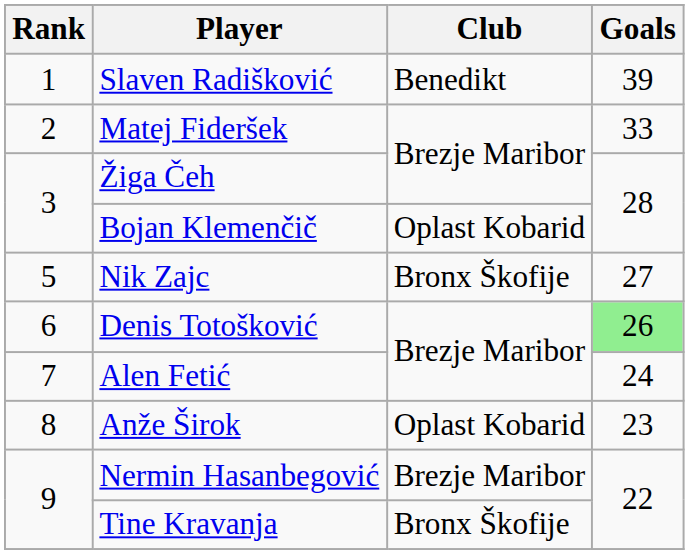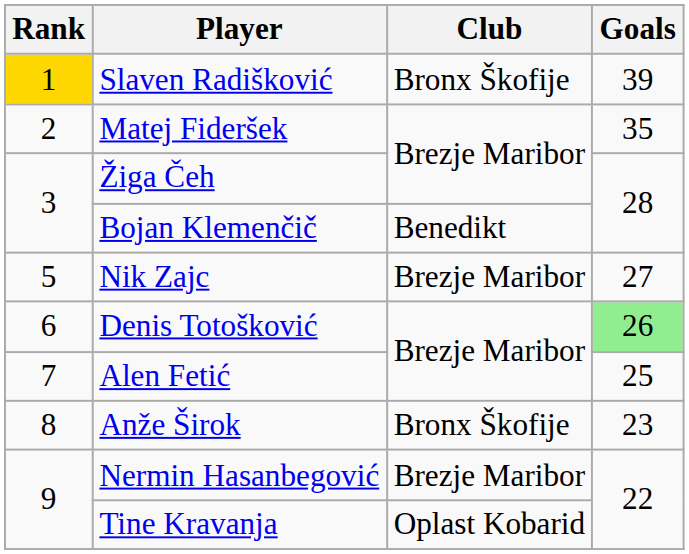(49, 78) no background -> (49, 78) gold background
(450, 78) Benedikt -> (482, 78) Bronx Škofije
(638, 128) 33 -> (638, 128) 35
(489, 227) Oplast Kobarid -> (450, 227) Benedikt
(482, 276) Bronx Škofije -> (489, 276) Brezje Maribor
(638, 375) 24 -> (638, 375) 25
(489, 425) Oplast Kobarid -> (482, 425) Bronx Škofije
(482, 524) Bronx Škofije -> (489, 524) Oplast Kobarid
